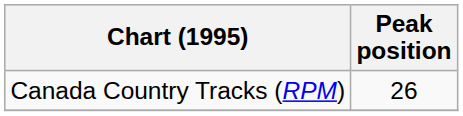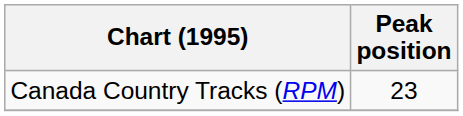(404, 90) 26 -> (404, 90) 23
